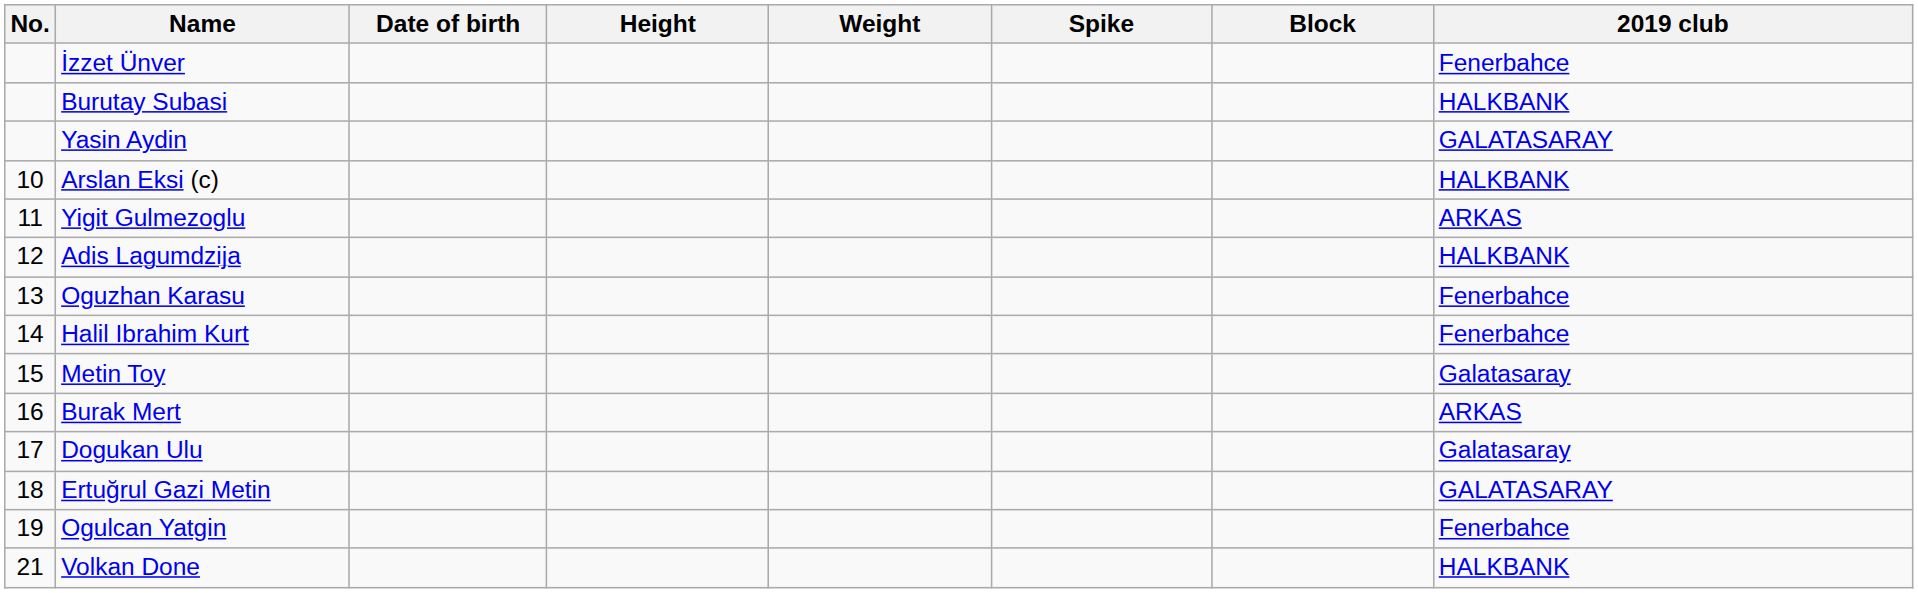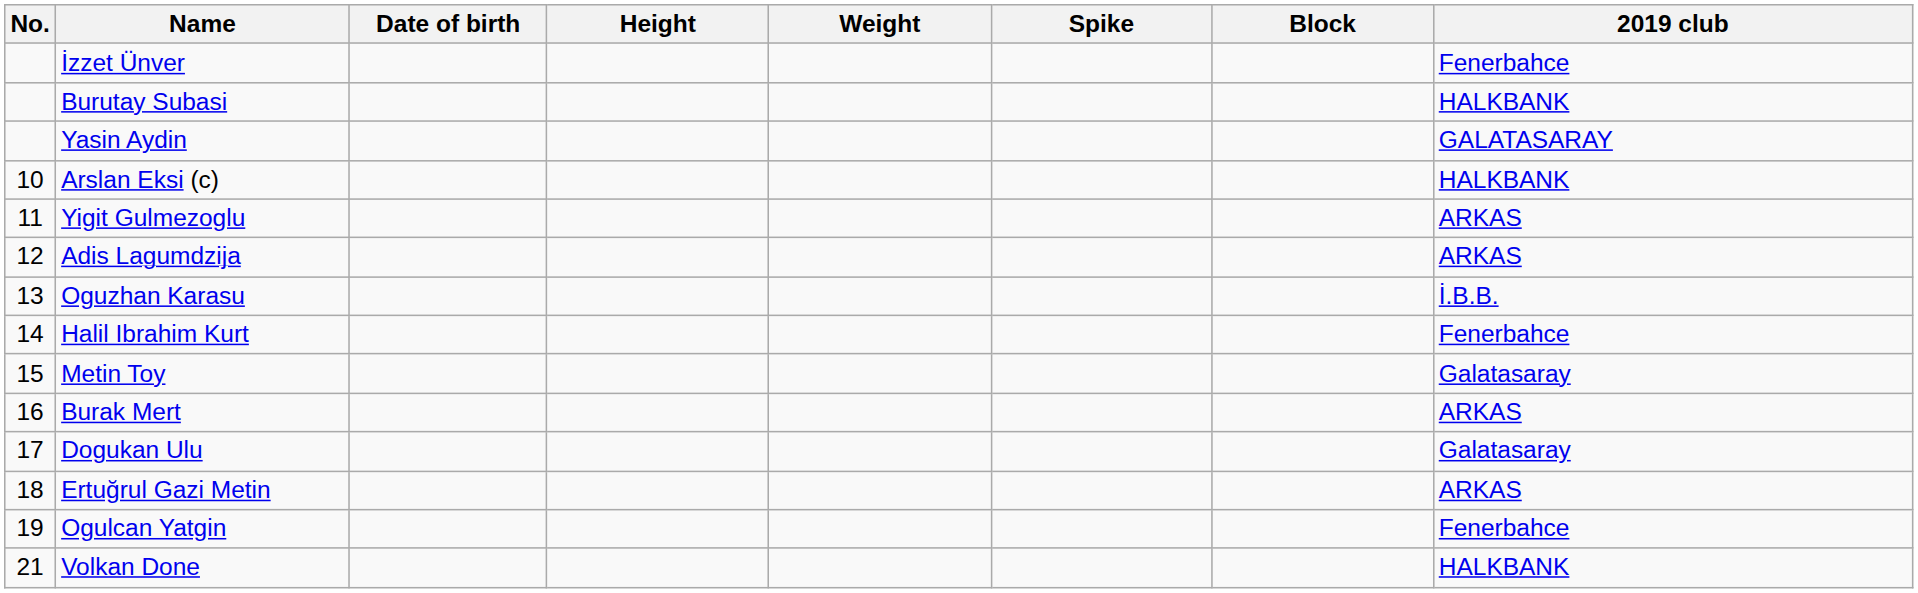(1504, 256) HALKBANK -> (1480, 256) ARKAS
(1504, 295) Fenerbahce -> (1469, 295) İ.B.B.
(1526, 489) GALATASARAY -> (1480, 489) ARKAS
